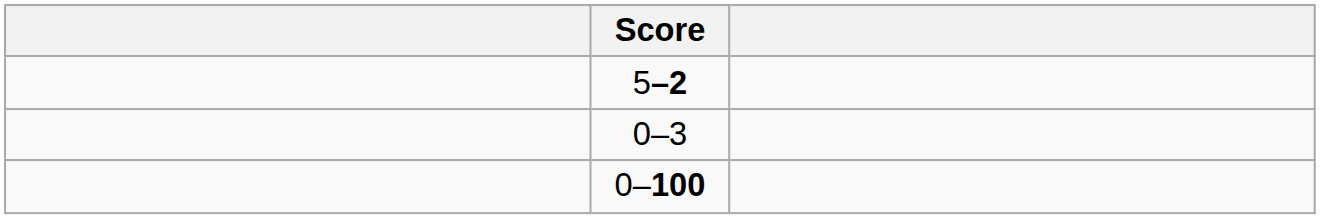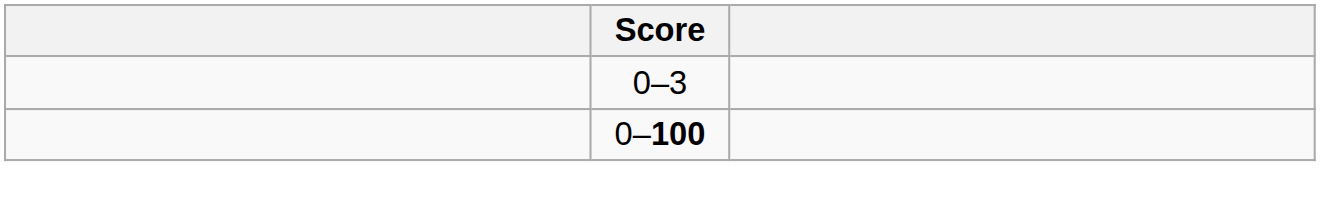- row: (660, 82)
